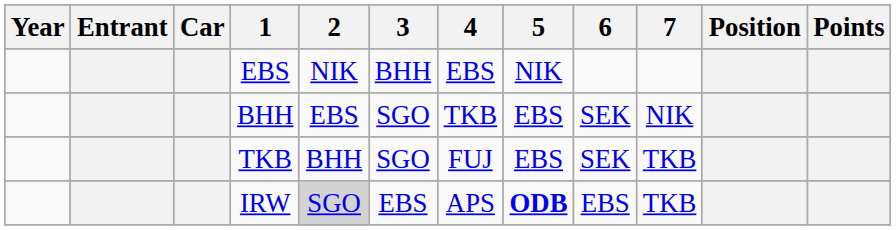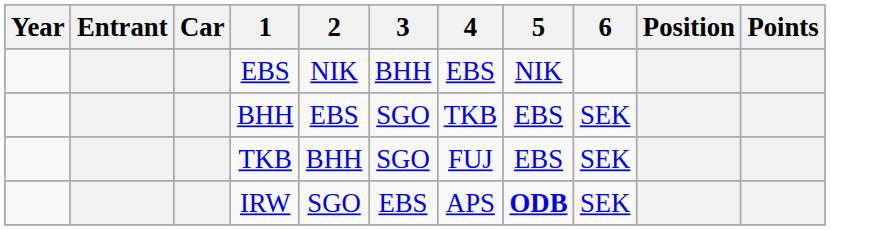- column: (670, 26)
(334, 203) lightgrey background -> (334, 203) no background
(605, 203) EBS -> (605, 203) SEK
